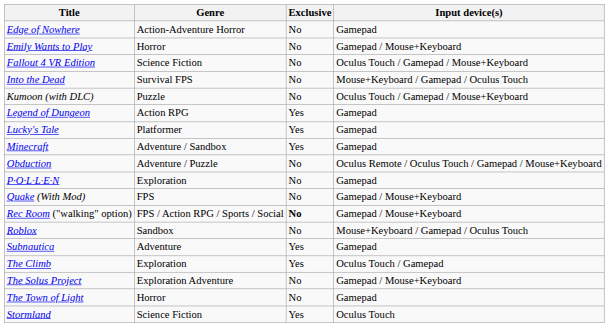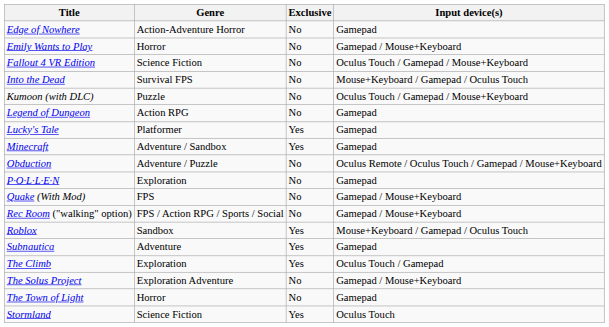(296, 113) Yes -> (295, 113) No
(295, 213) bold -> (295, 213) normal
(295, 230) No -> (296, 230) Yes
